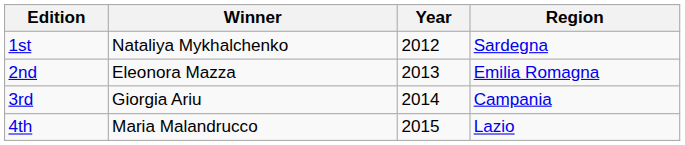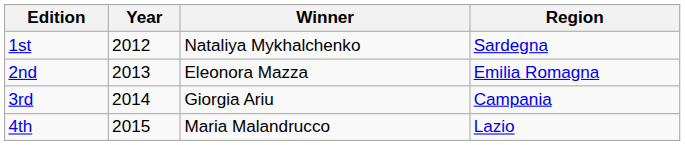columns swapped: (434, 18) <-> (253, 18)
